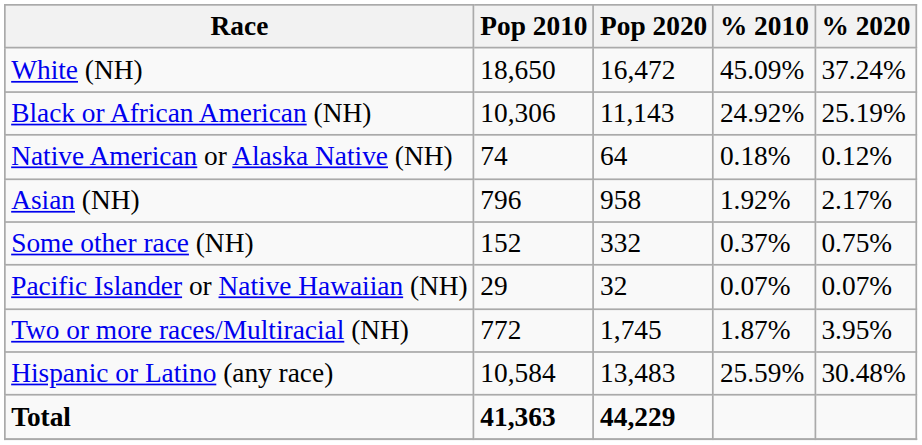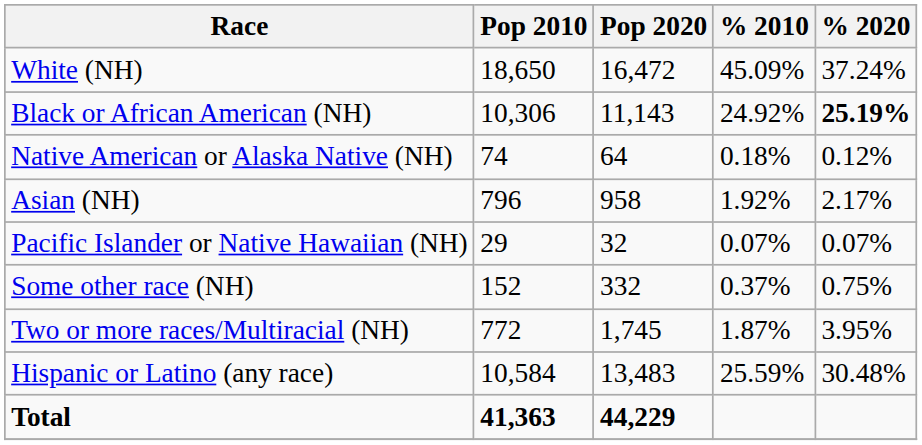(864, 112) normal -> (866, 112) bold
rows swapped: (239, 286) <-> (132, 243)
